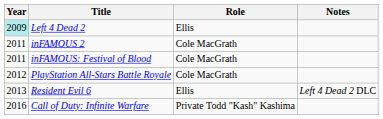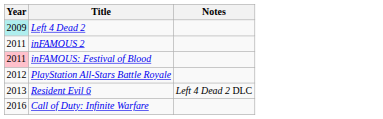- column: (235, 12)
(16, 59) no background -> (16, 59) pink background
